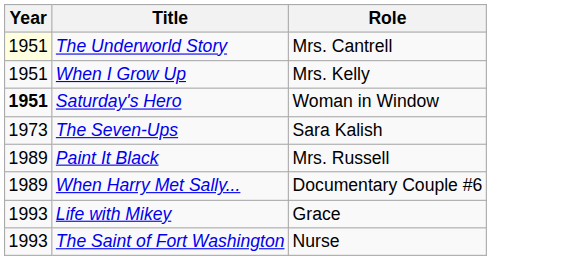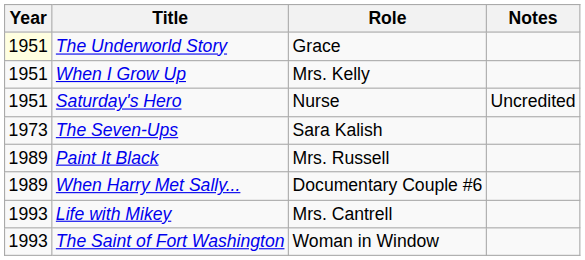+ column: (533, 18)
(342, 46) Mrs. Cantrell -> (317, 46) Grace
(28, 102) bold -> (28, 102) normal
(366, 102) Woman in Window -> (316, 102) Nurse
(317, 213) Grace -> (342, 213) Mrs. Cantrell
(316, 241) Nurse -> (366, 241) Woman in Window
